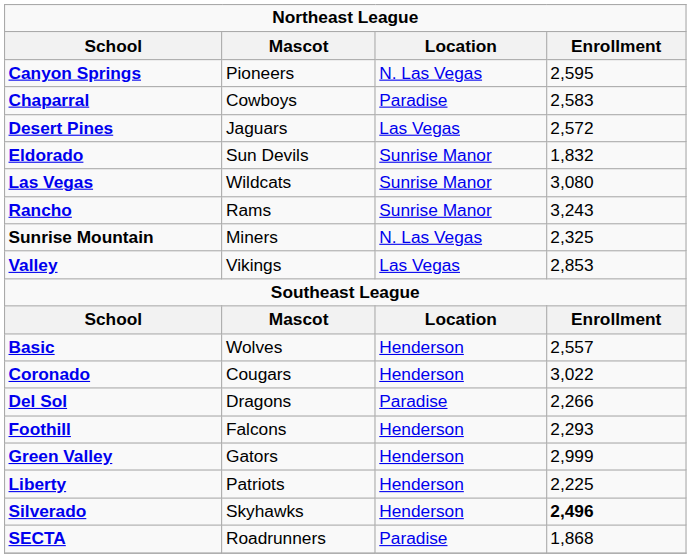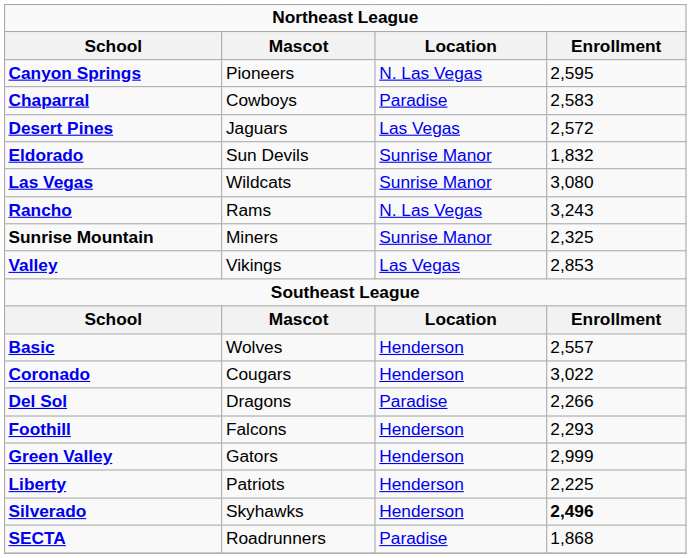(435, 210) Sunrise Manor -> (431, 210) N. Las Vegas
(431, 237) N. Las Vegas -> (435, 237) Sunrise Manor
